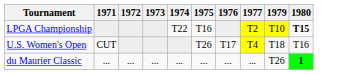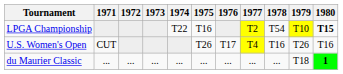+ column: (277, 12)
(277, 45) T18 -> (301, 45) T26
(277, 61) T26 -> (301, 61) T18
